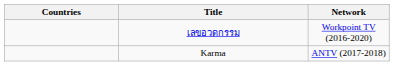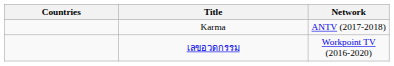rows swapped: (213, 33) <-> (213, 53)
